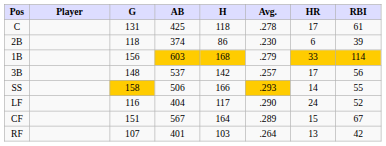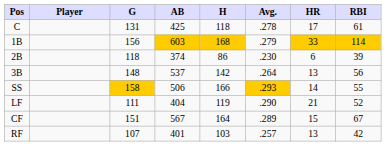rows swapped: (17, 57) <-> (17, 42)
(268, 73) .257 -> (268, 73) .264
(313, 73) 17 -> (313, 73) 13
(132, 103) 116 -> (132, 103) 111
(223, 103) 117 -> (223, 103) 119
(313, 103) 24 -> (313, 103) 21
(268, 133) .264 -> (268, 133) .257
